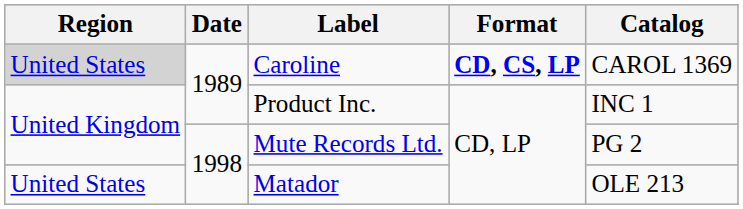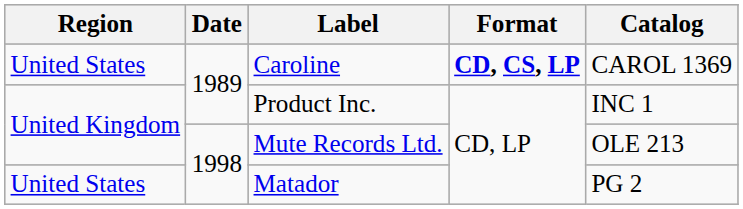(78, 64) lightgrey background -> (78, 64) no background
(617, 143) PG 2 -> (638, 143) OLE 213
(638, 183) OLE 213 -> (617, 183) PG 2
